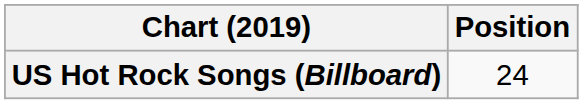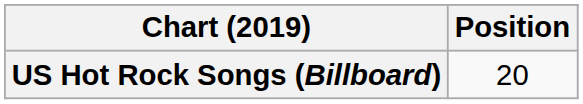(512, 74) 24 -> (512, 74) 20
